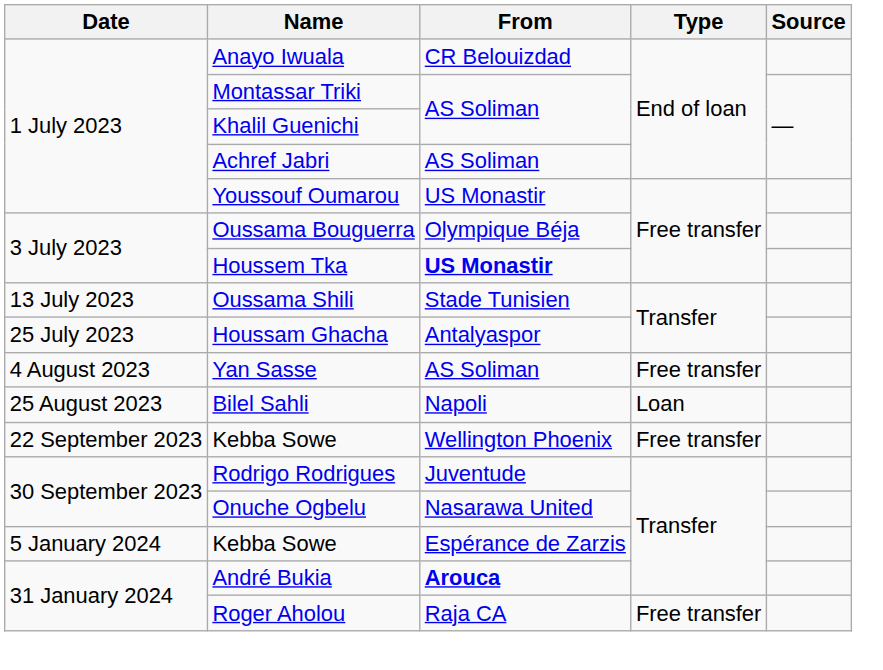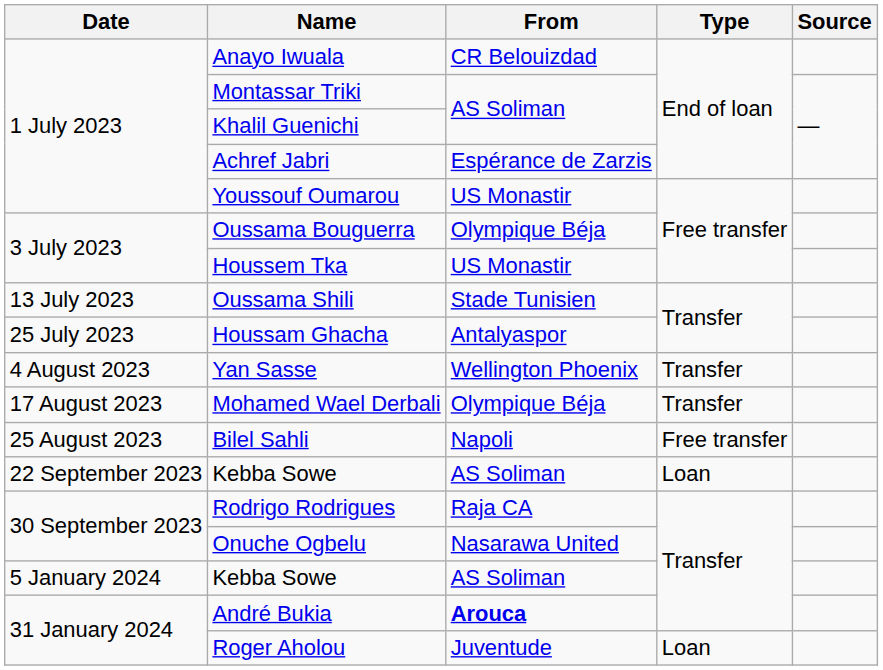(482, 160) AS Soliman -> (551, 160) Espérance de Zarzis
(489, 265) bold -> (511, 265) normal
(482, 369) AS Soliman -> (544, 369) Wellington Phoenix
(699, 369) Free transfer -> (702, 369) Transfer
+ row: (86, 404)
(660, 404) Loan -> (725, 439) Free transfer
(518, 439) Wellington Phoenix -> (508, 473) AS Soliman
(699, 439) Free transfer -> (686, 473) Loan
(475, 473) Juventude -> (492, 508) Raja CA
(525, 543) Espérance de Zarzis -> (508, 578) AS Soliman
(466, 612) Raja CA -> (501, 647) Juventude
(699, 612) Free transfer -> (686, 647) Loan
